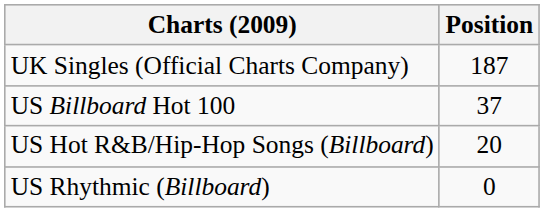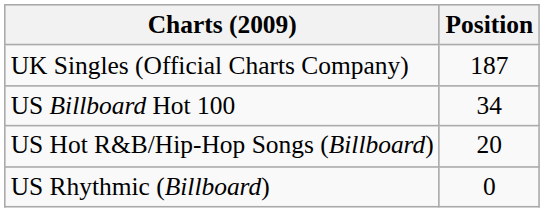(489, 105) 37 -> (489, 105) 34
